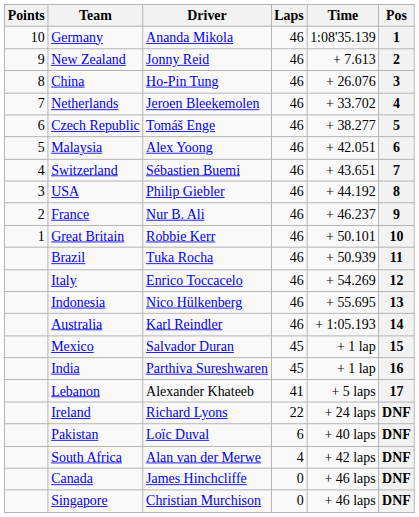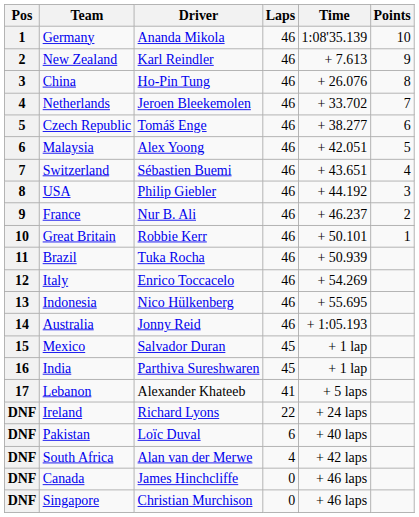columns swapped: (396, 15) <-> (26, 15)
(178, 59) Jonny Reid -> (176, 59) Karl Reindler
(184, 324) Karl Reindler -> (169, 324) Jonny Reid
